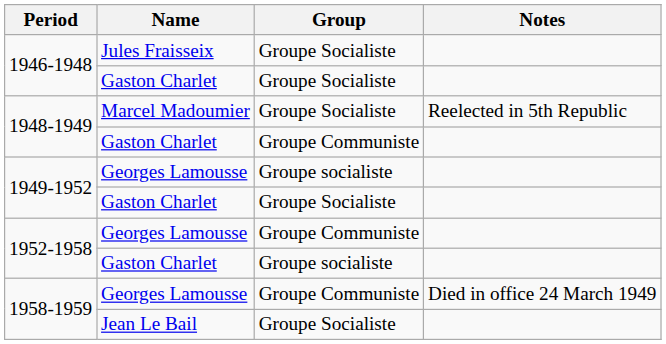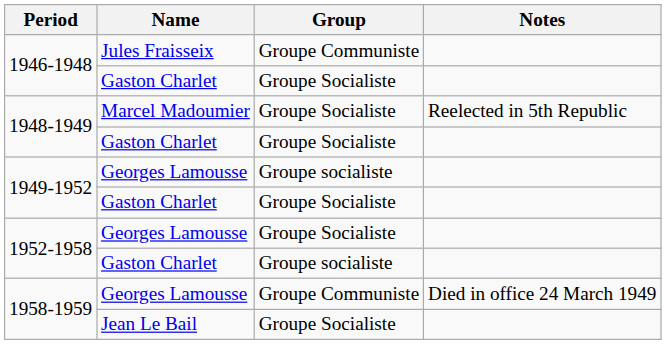(327, 50) Groupe Socialiste -> (339, 50) Groupe Communiste
(339, 141) Groupe Communiste -> (327, 141) Groupe Socialiste
(339, 232) Groupe Communiste -> (327, 232) Groupe Socialiste
